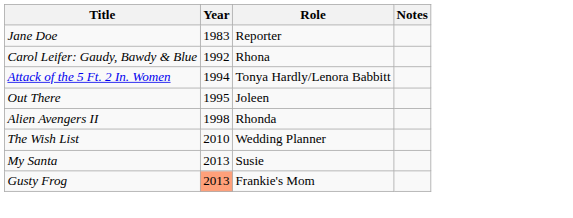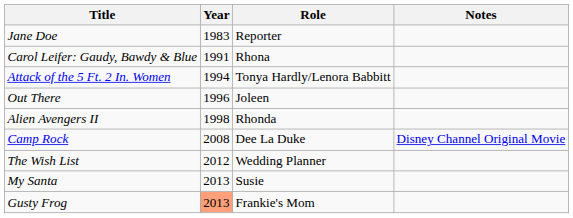(216, 56) 1992 -> (216, 56) 1991
(216, 98) 1995 -> (216, 98) 1996
+ row: (38, 139)
(216, 139) 2010 -> (216, 160) 2012
